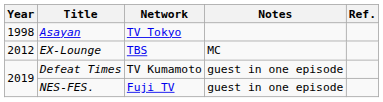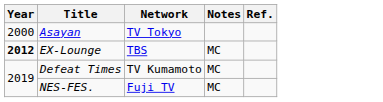(21, 32) 1998 -> (21, 32) 2000
(21, 51) normal -> (21, 51) bold
(275, 69) guest in one episode -> (214, 69) MC
(275, 87) guest in one episode -> (214, 87) MC
